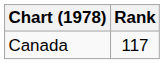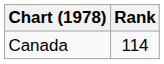(135, 44) 117 -> (135, 44) 114
